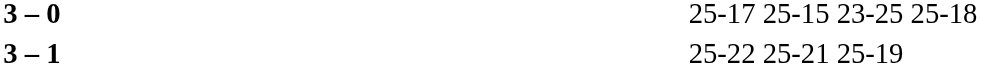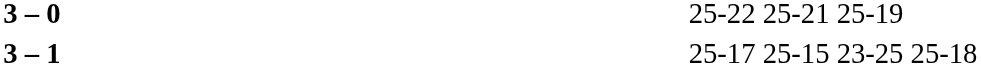(833, 13) 25-17 25-15 23-25 25-18 -> (796, 13) 25-22 25-21 25-19
(796, 53) 25-22 25-21 25-19 -> (833, 53) 25-17 25-15 23-25 25-18
